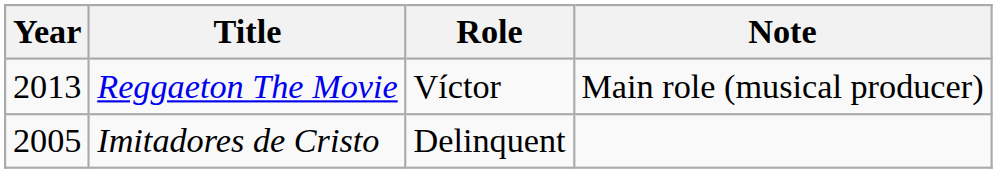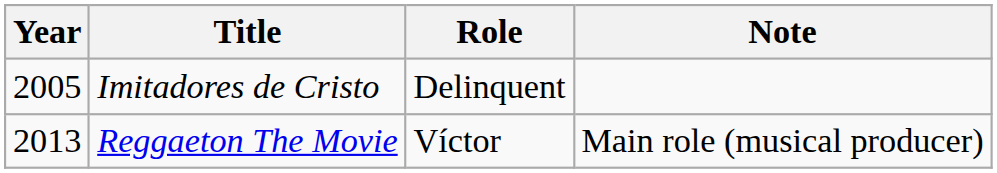rows swapped: (238, 140) <-> (247, 85)
